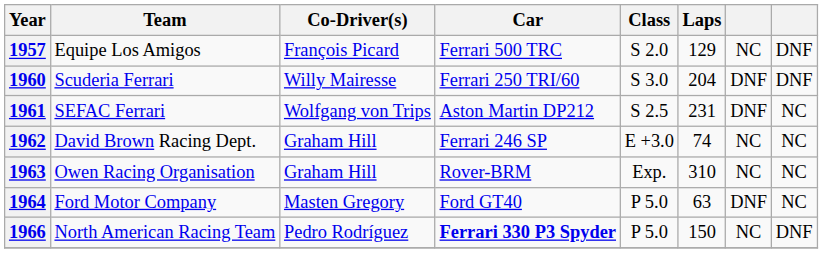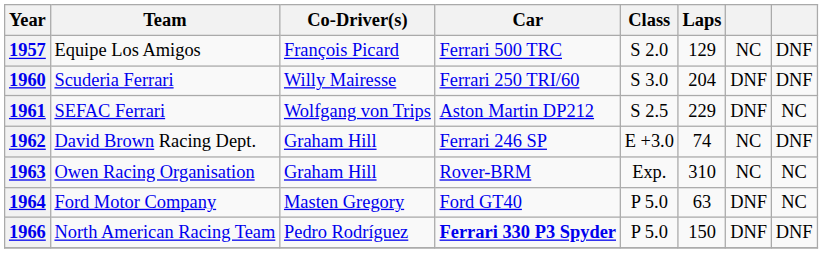(702, 111) 231 -> (702, 111) 229
(794, 141) NC -> (794, 141) DNF
(749, 232) NC -> (749, 232) DNF
